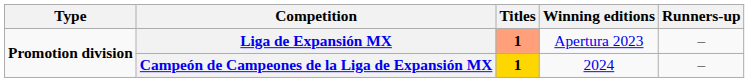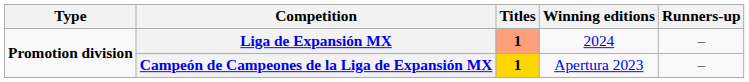(599, 41) Apertura 2023 -> (599, 41) 2024
(599, 65) 2024 -> (599, 65) Apertura 2023
